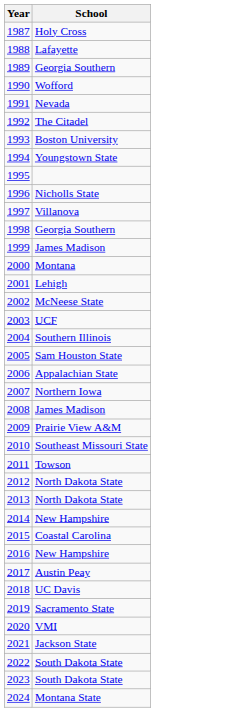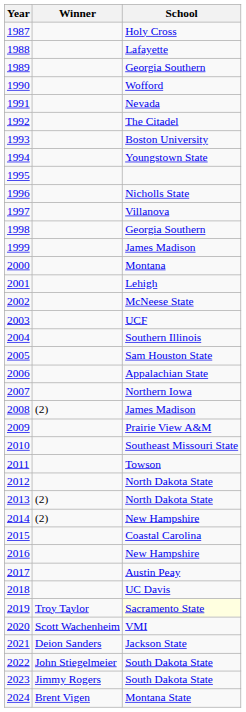+ column: (77, 13)
(75, 608) no background -> (165, 608) lightyellow background
